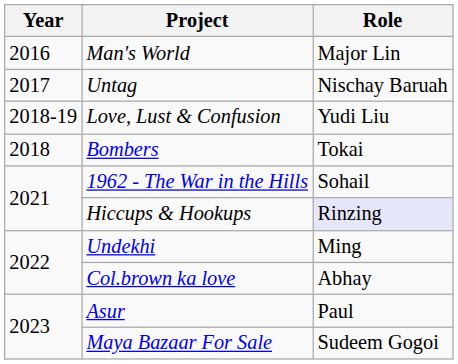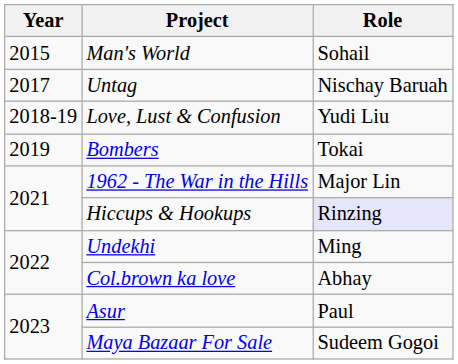(30, 52) 2016 -> (30, 52) 2015
(359, 52) Major Lin -> (343, 52) Sohail
(30, 149) 2018 -> (30, 149) 2019
(343, 181) Sohail -> (359, 181) Major Lin
